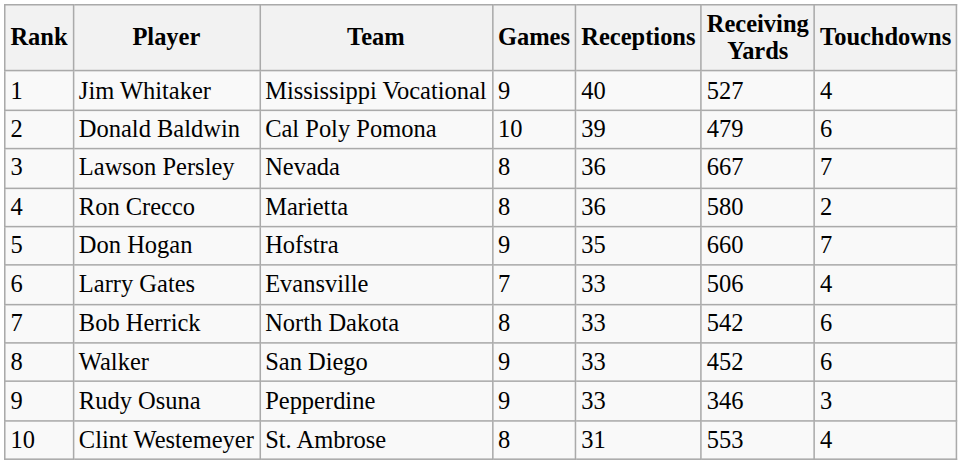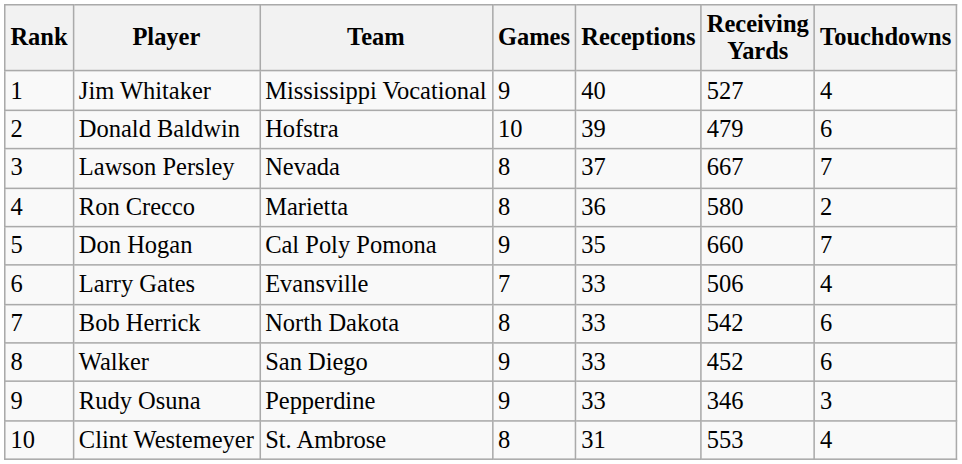(351, 129) Cal Poly Pomona -> (302, 129) Hofstra
(594, 167) 36 -> (594, 167) 37
(302, 245) Hofstra -> (351, 245) Cal Poly Pomona
